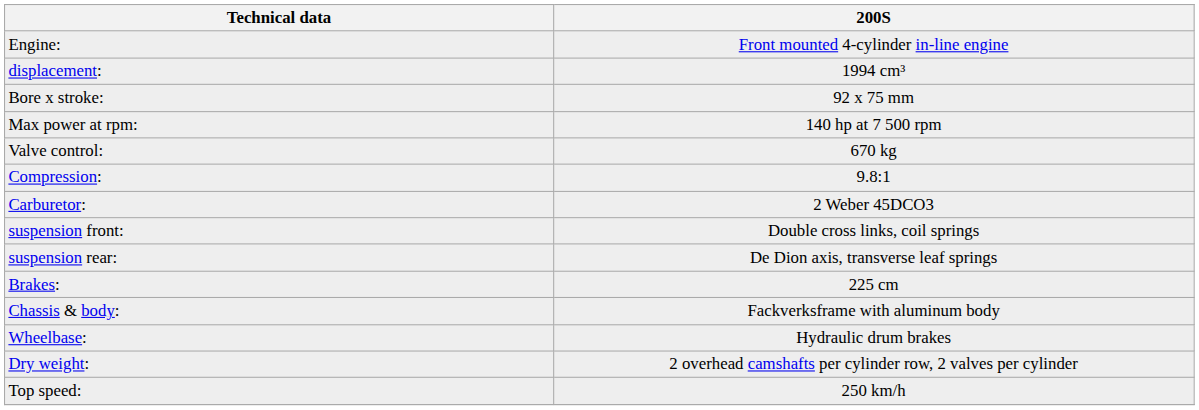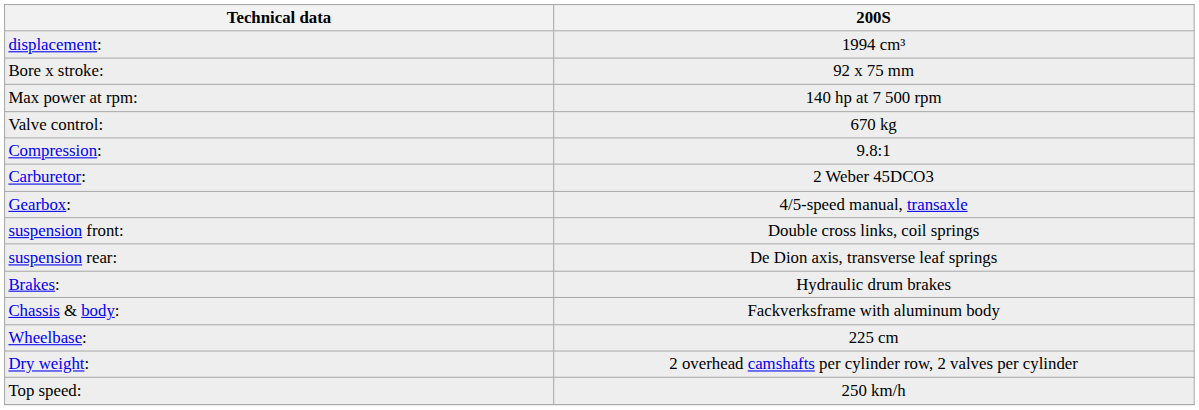- row: (37, 44)
+ row: (42, 204)
(874, 284) 225 cm -> (874, 284) Hydraulic drum brakes
(874, 337) Hydraulic drum brakes -> (874, 337) 225 cm
